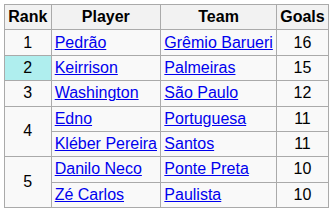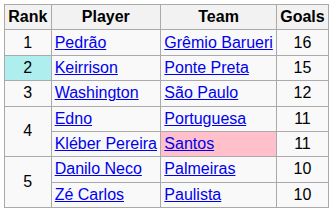(200, 67) Palmeiras -> (207, 67) Ponte Preta
(189, 144) no background -> (189, 144) pink background
(207, 169) Ponte Preta -> (200, 169) Palmeiras
